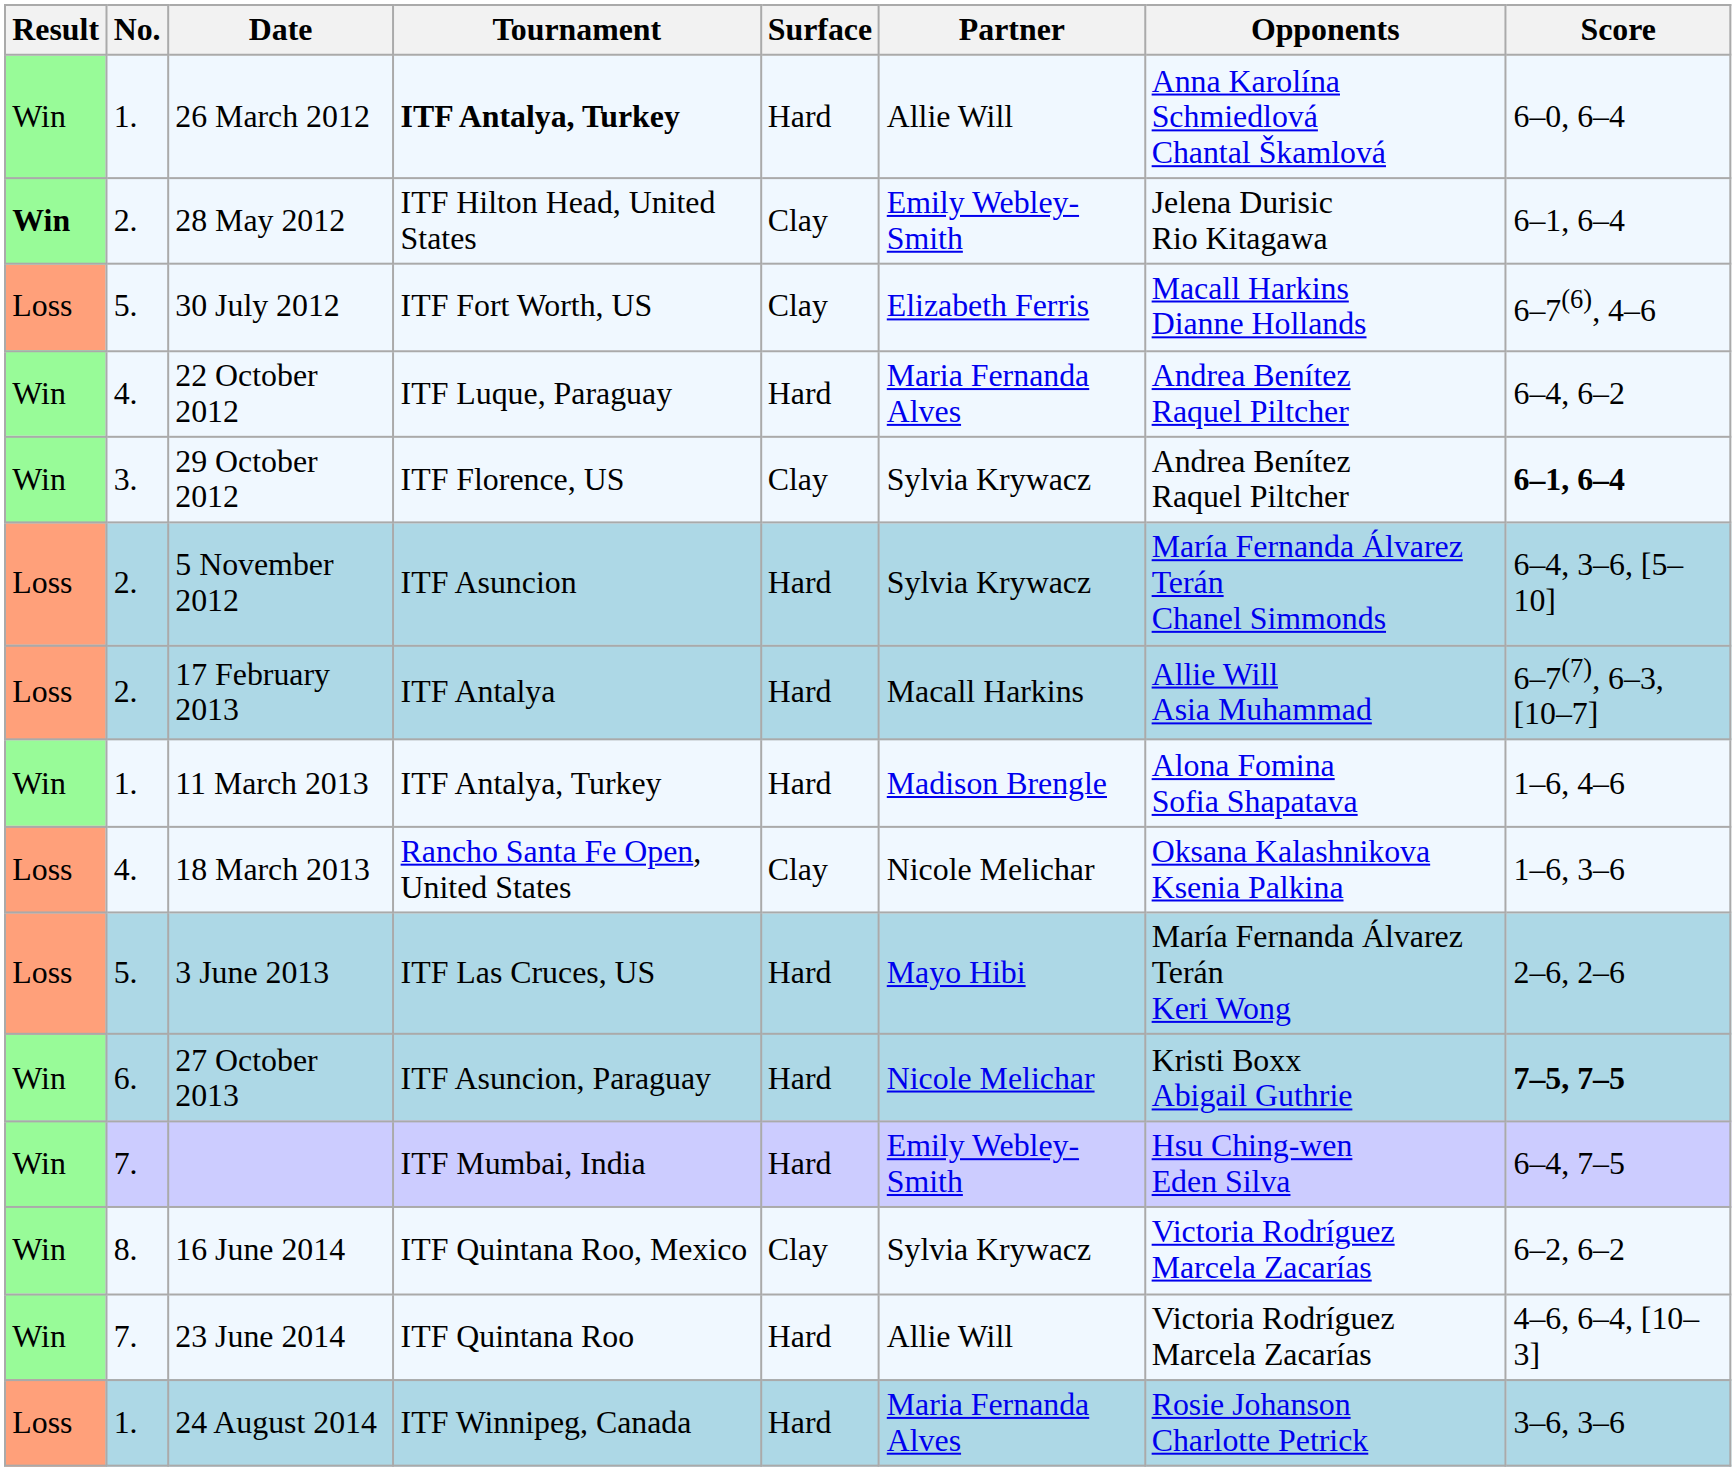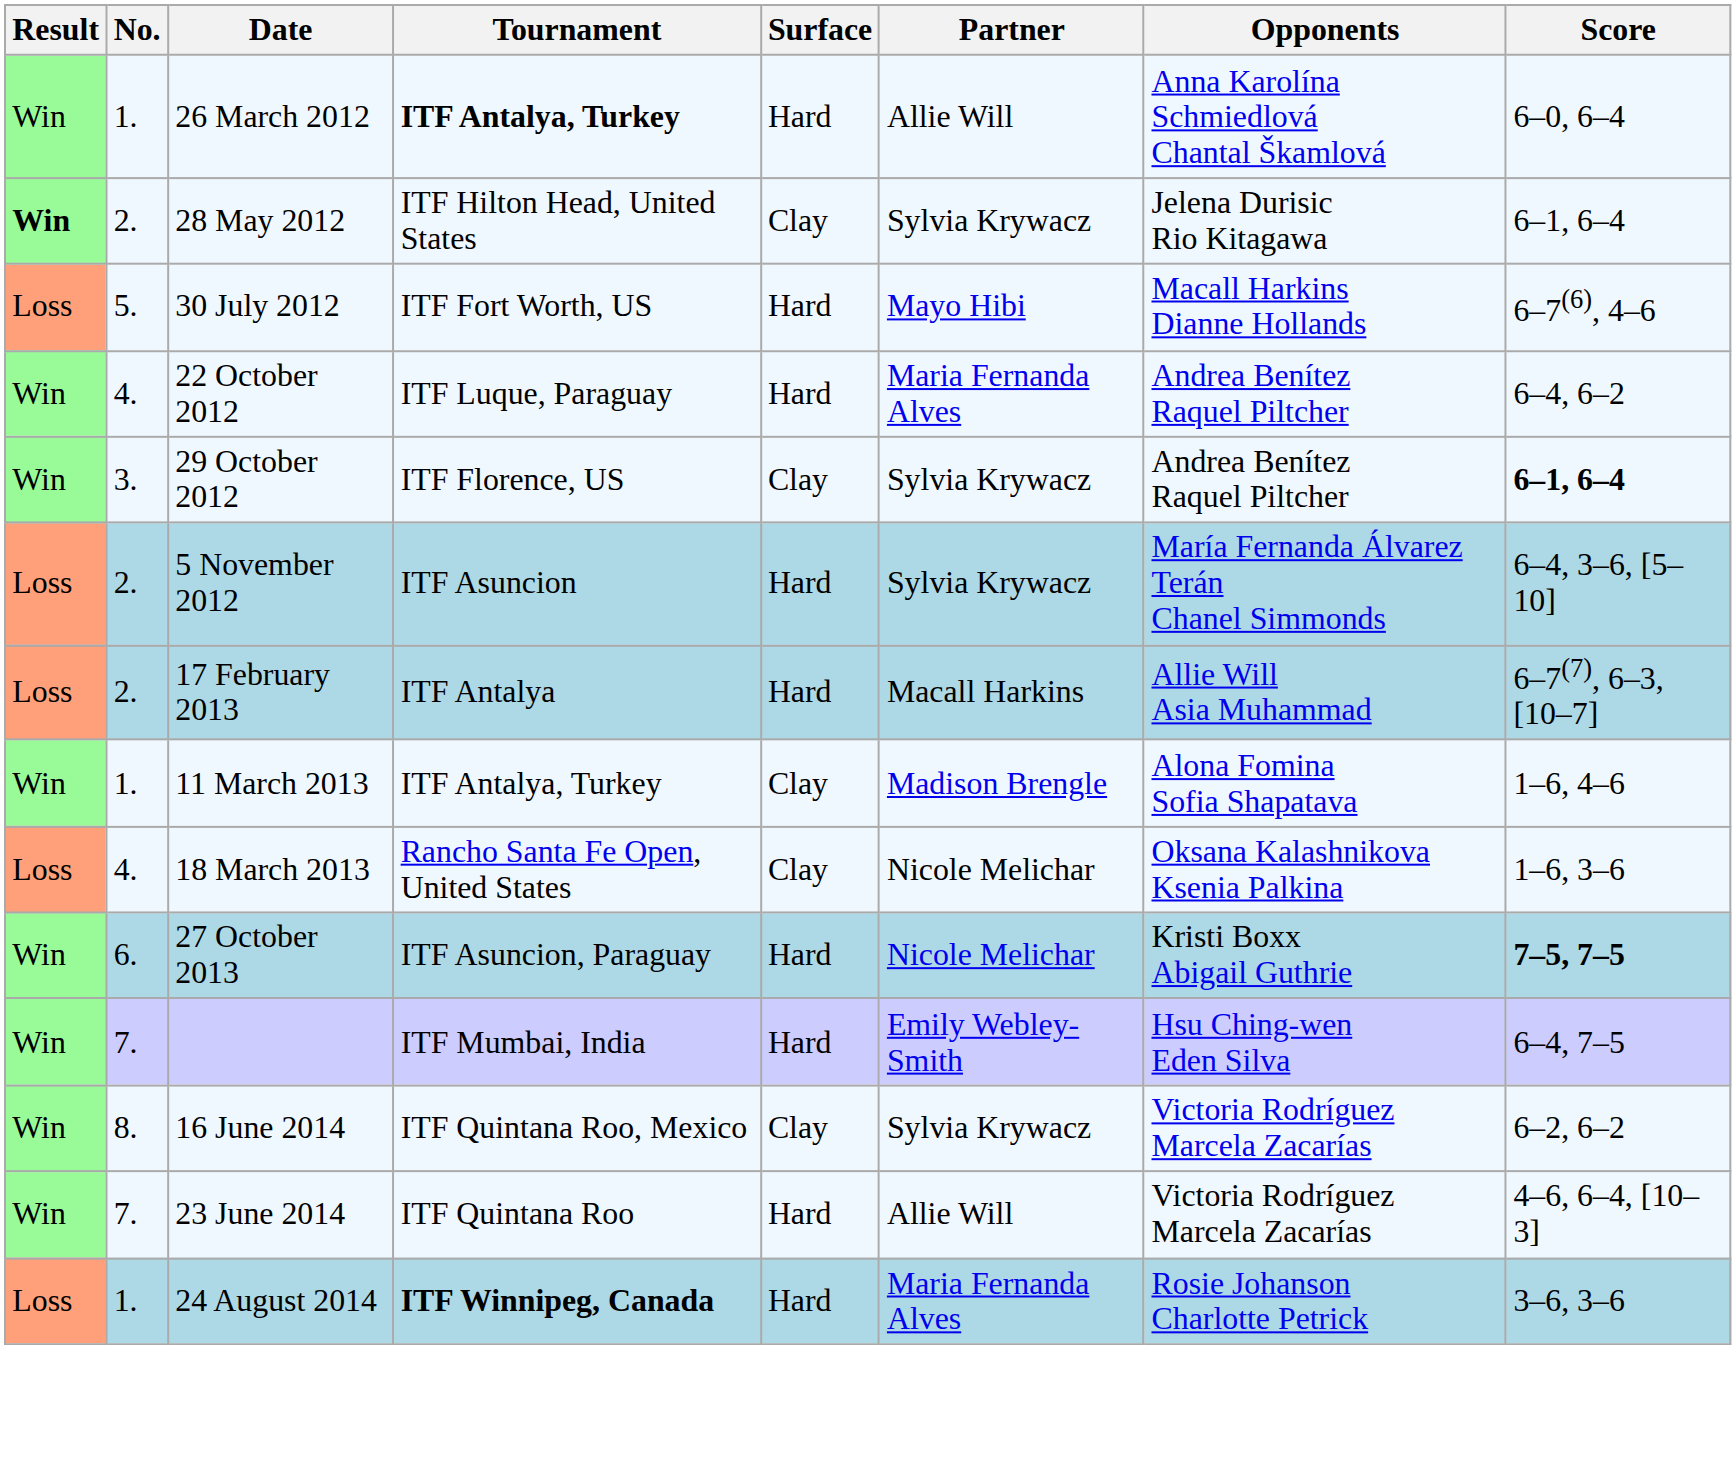(983, 220) Emily Webley-Smith -> (989, 220) Sylvia Krywacz
(798, 306) Clay -> (800, 306) Hard
(988, 306) Elizabeth Ferris -> (956, 306) Mayo Hibi
(800, 782) Hard -> (798, 782) Clay
- row: (252, 973)
(546, 1422) normal -> (557, 1300) bold
